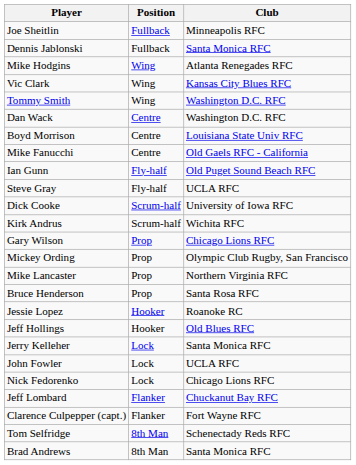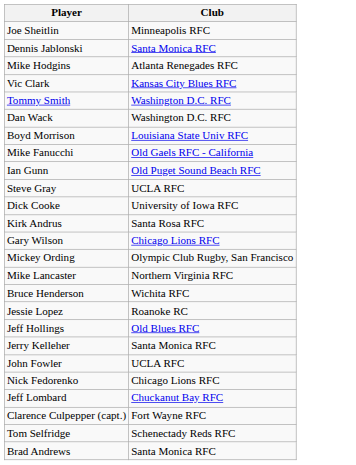- column: (156, 13)
(215, 223) Wichita RFC -> (168, 223) Santa Rosa RFC
(222, 293) Santa Rosa RFC -> (160, 293) Wichita RFC
